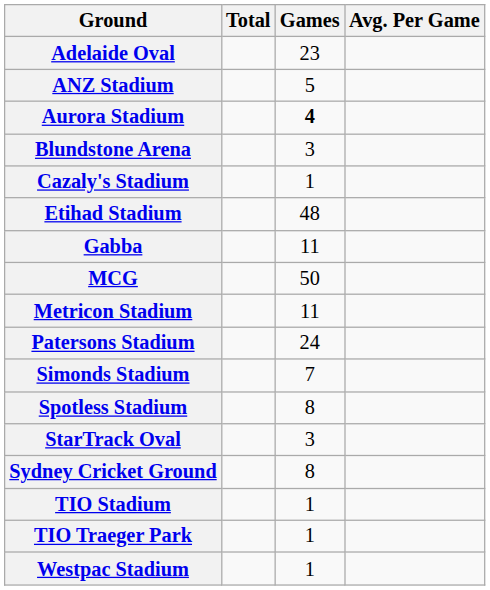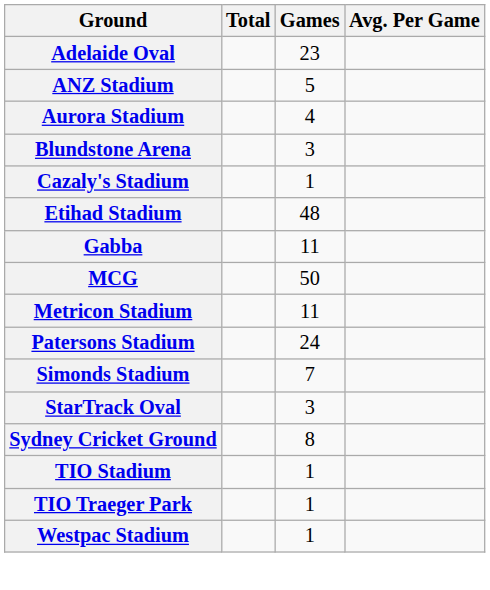(310, 117) bold -> (310, 117) normal
- row: (113, 407)
